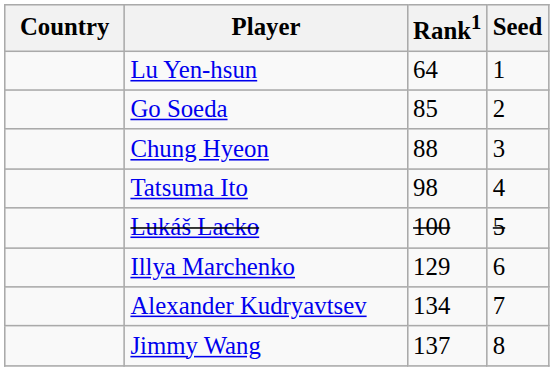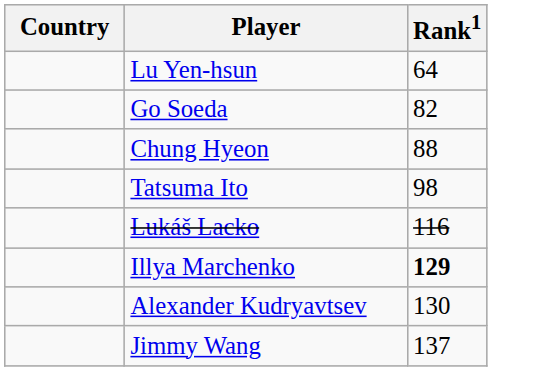- column: (518, 27)
(426, 109) 85 -> (426, 109) 82
(432, 227) 100 -> (431, 227) 116
(432, 266) normal -> (432, 266) bold
(432, 306) 134 -> (432, 306) 130
